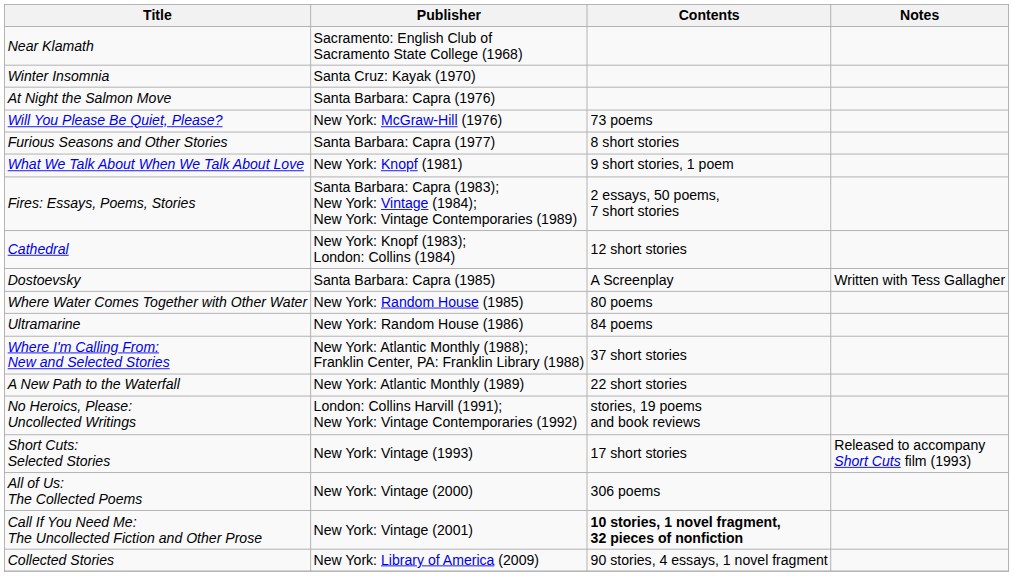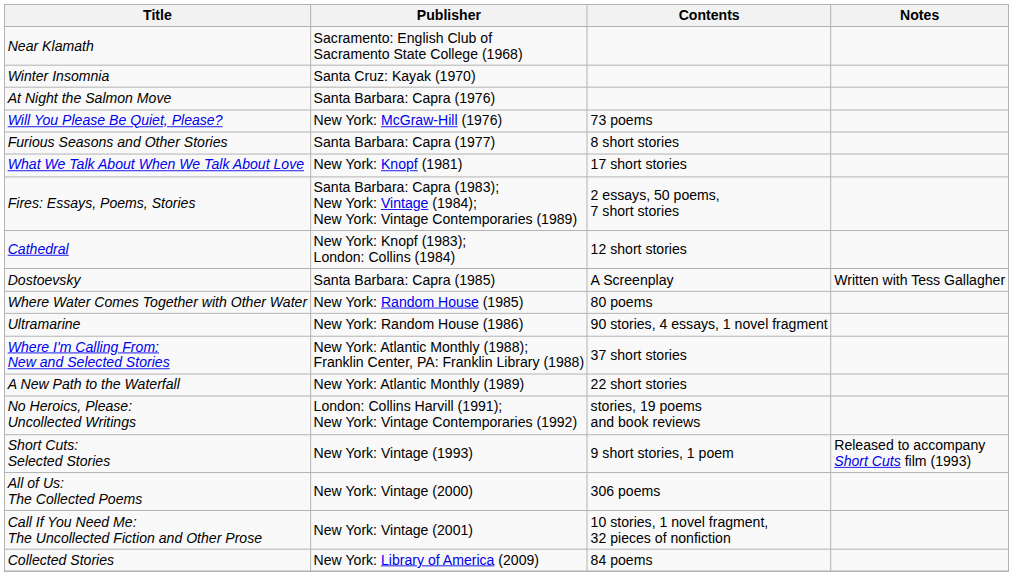(662, 165) 9 short stories, 1 poem -> (639, 165) 17 short stories
(622, 324) 84 poems -> (709, 324) 90 stories, 4 essays, 1 novel fragment
(639, 453) 17 short stories -> (662, 453) 9 short stories, 1 poem
(686, 529) bold -> (679, 529) normal
(709, 560) 90 stories, 4 essays, 1 novel fragment -> (622, 560) 84 poems
